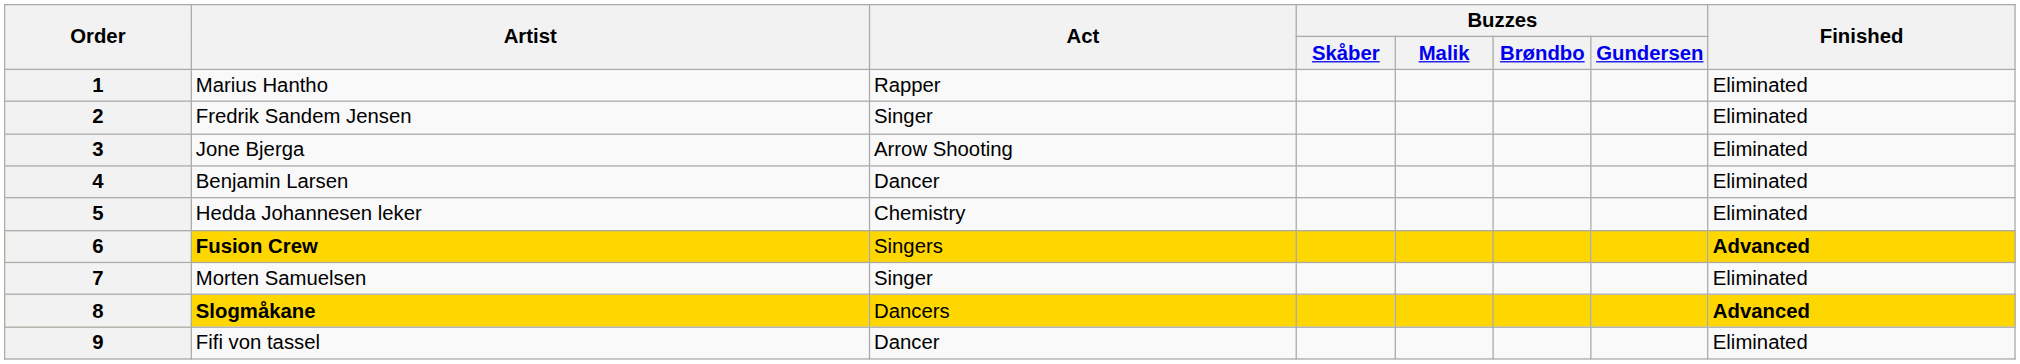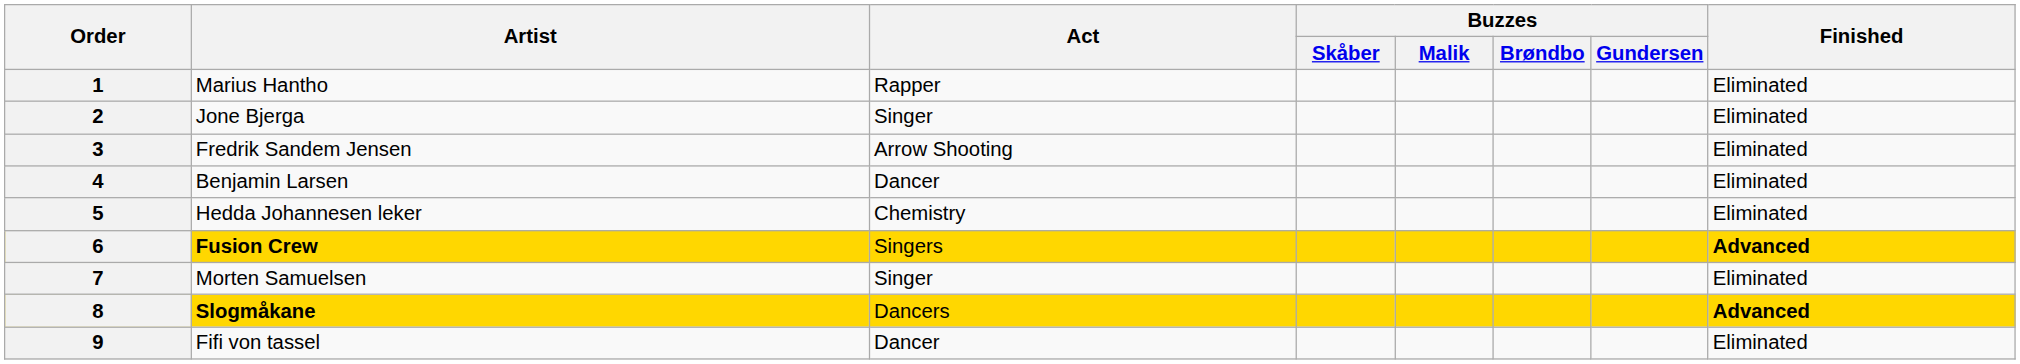(304, 117) Fredrik Sandem Jensen -> (250, 117) Jone Bjerga
(250, 149) Jone Bjerga -> (304, 149) Fredrik Sandem Jensen
